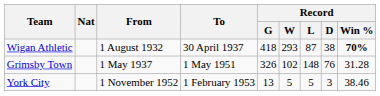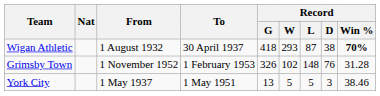(126, 64) 1 May 1937 -> (139, 64) 1 November 1952
(209, 64) 1 May 1951 -> (219, 64) 1 February 1953
(139, 82) 1 November 1952 -> (126, 82) 1 May 1937
(219, 82) 1 February 1953 -> (209, 82) 1 May 1951
